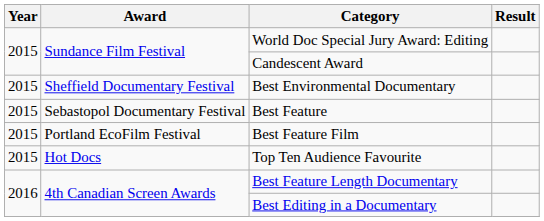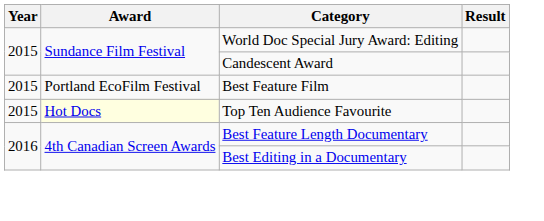- row: (354, 87)
- row: (290, 110)
(73, 157) no background -> (73, 110) lightyellow background
